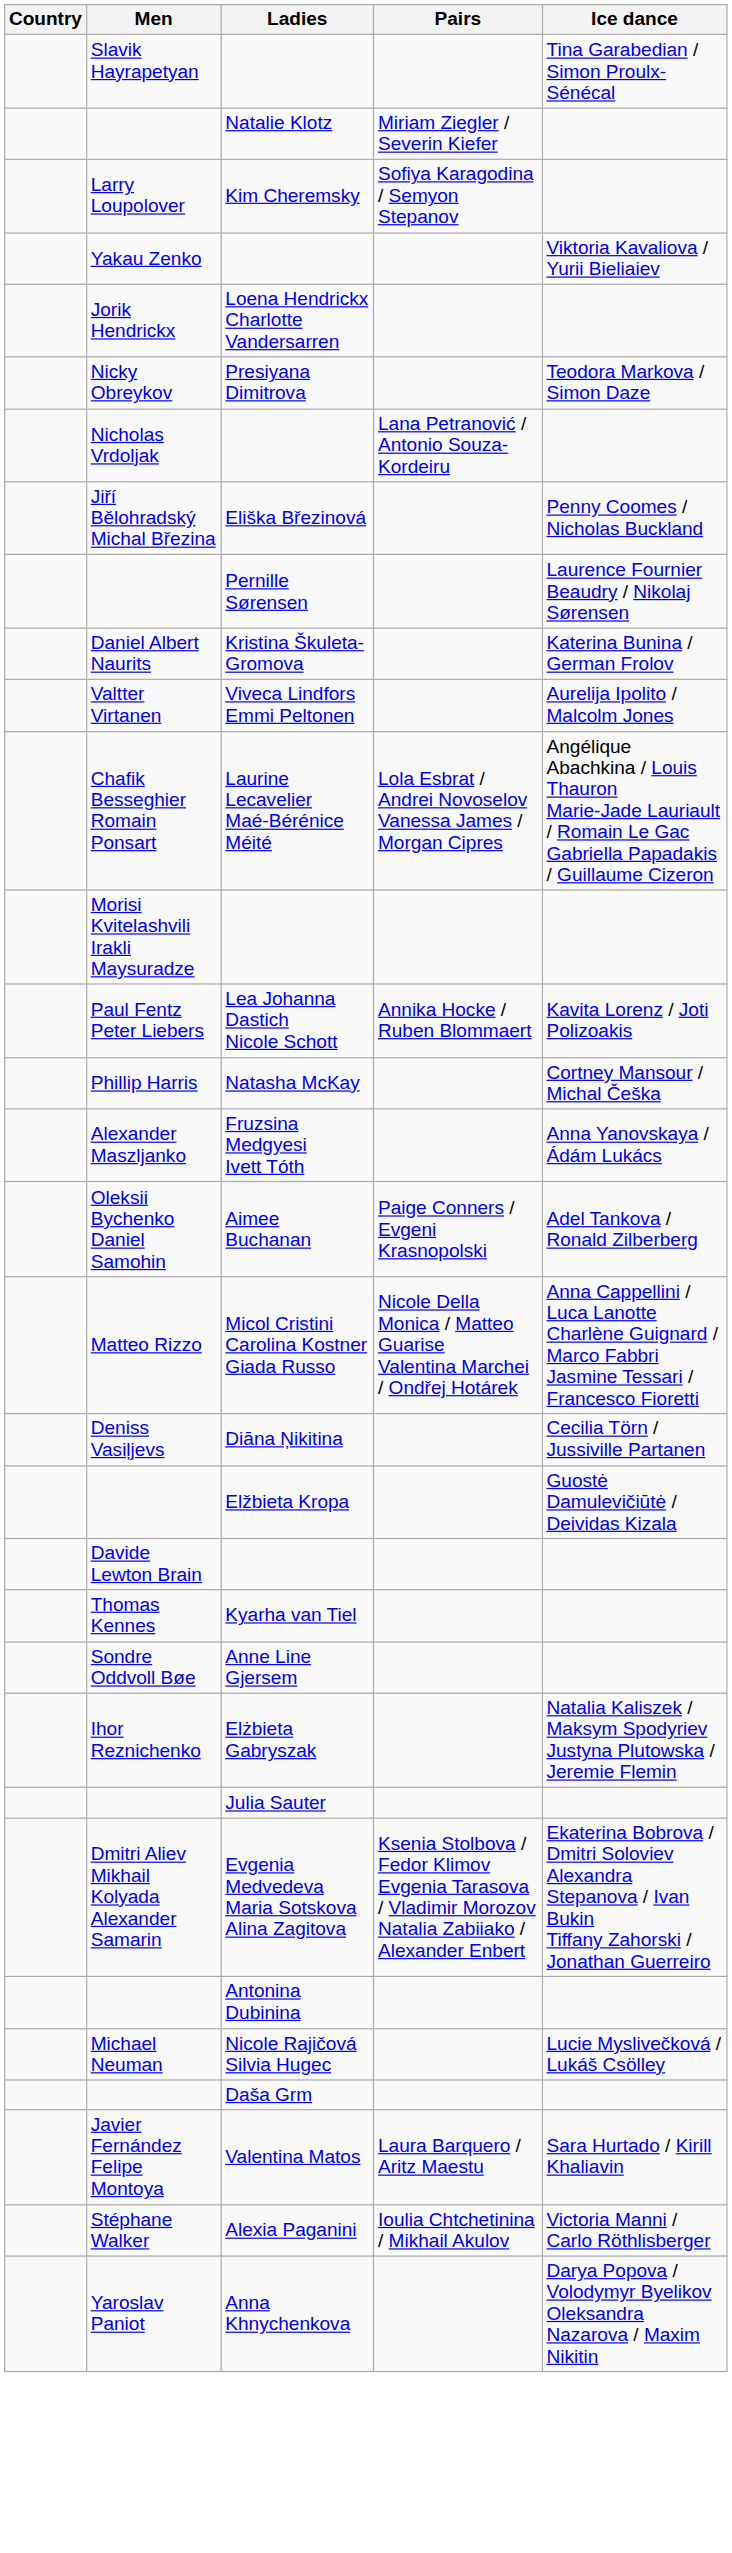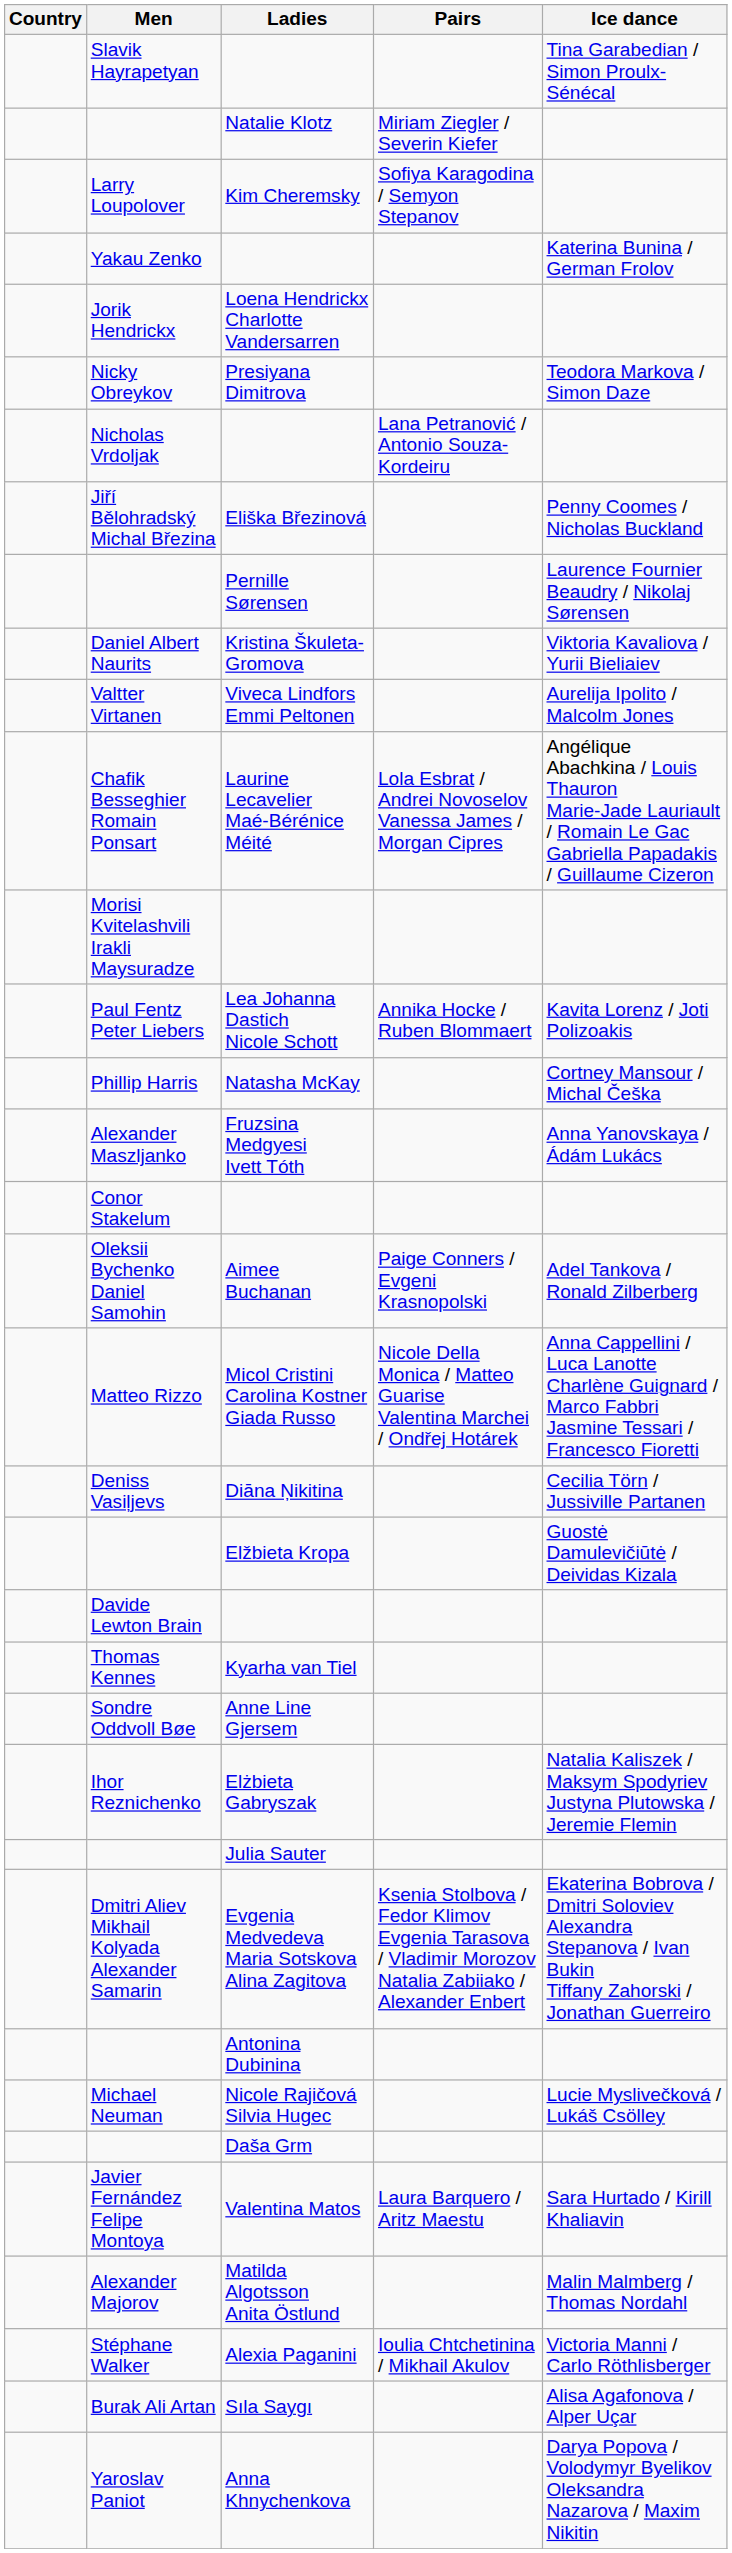(627, 258) Viktoria Kavaliova / Yurii Bieliaiev -> (620, 258) Katerina Bunina / German Frolov
(620, 653) Katerina Bunina / German Frolov -> (627, 653) Viktoria Kavaliova / Yurii Bieliaiev
+ row: (130, 1207)
+ row: (134, 2292)
+ row: (153, 2406)
